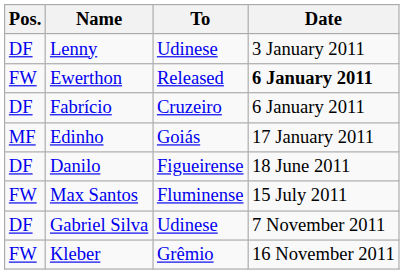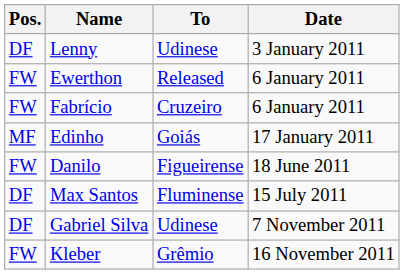(312, 78) bold -> (308, 78) normal
(21, 107) DF -> (23, 107) FW
(21, 166) DF -> (23, 166) FW
(23, 195) FW -> (21, 195) DF
